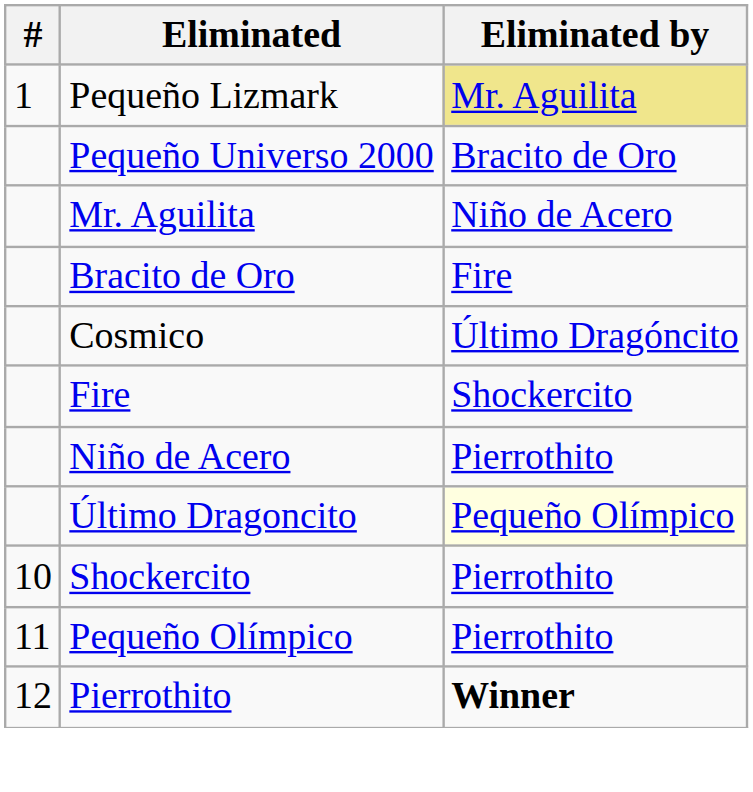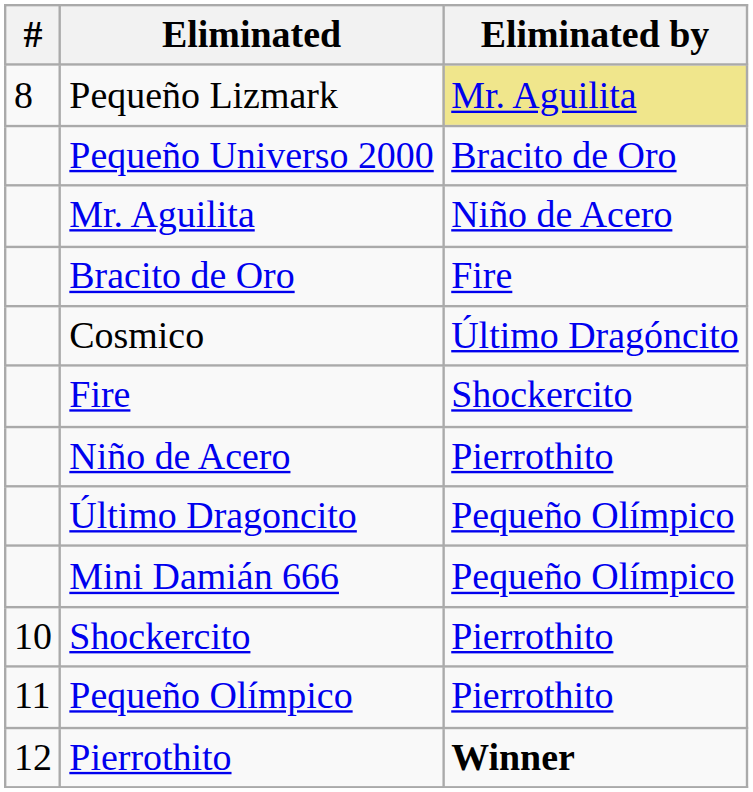(23, 94) 1 -> (23, 94) 8
(593, 515) lightyellow background -> (593, 515) no background
+ row: (204, 575)
